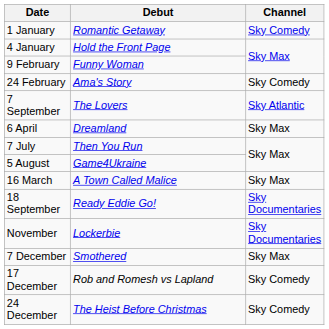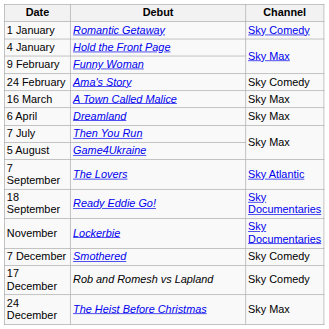rows swapped: (30, 180) <-> (33, 105)
(269, 256) Sky Max -> (279, 256) Sky Comedy
(279, 309) Sky Comedy -> (269, 309) Sky Max
